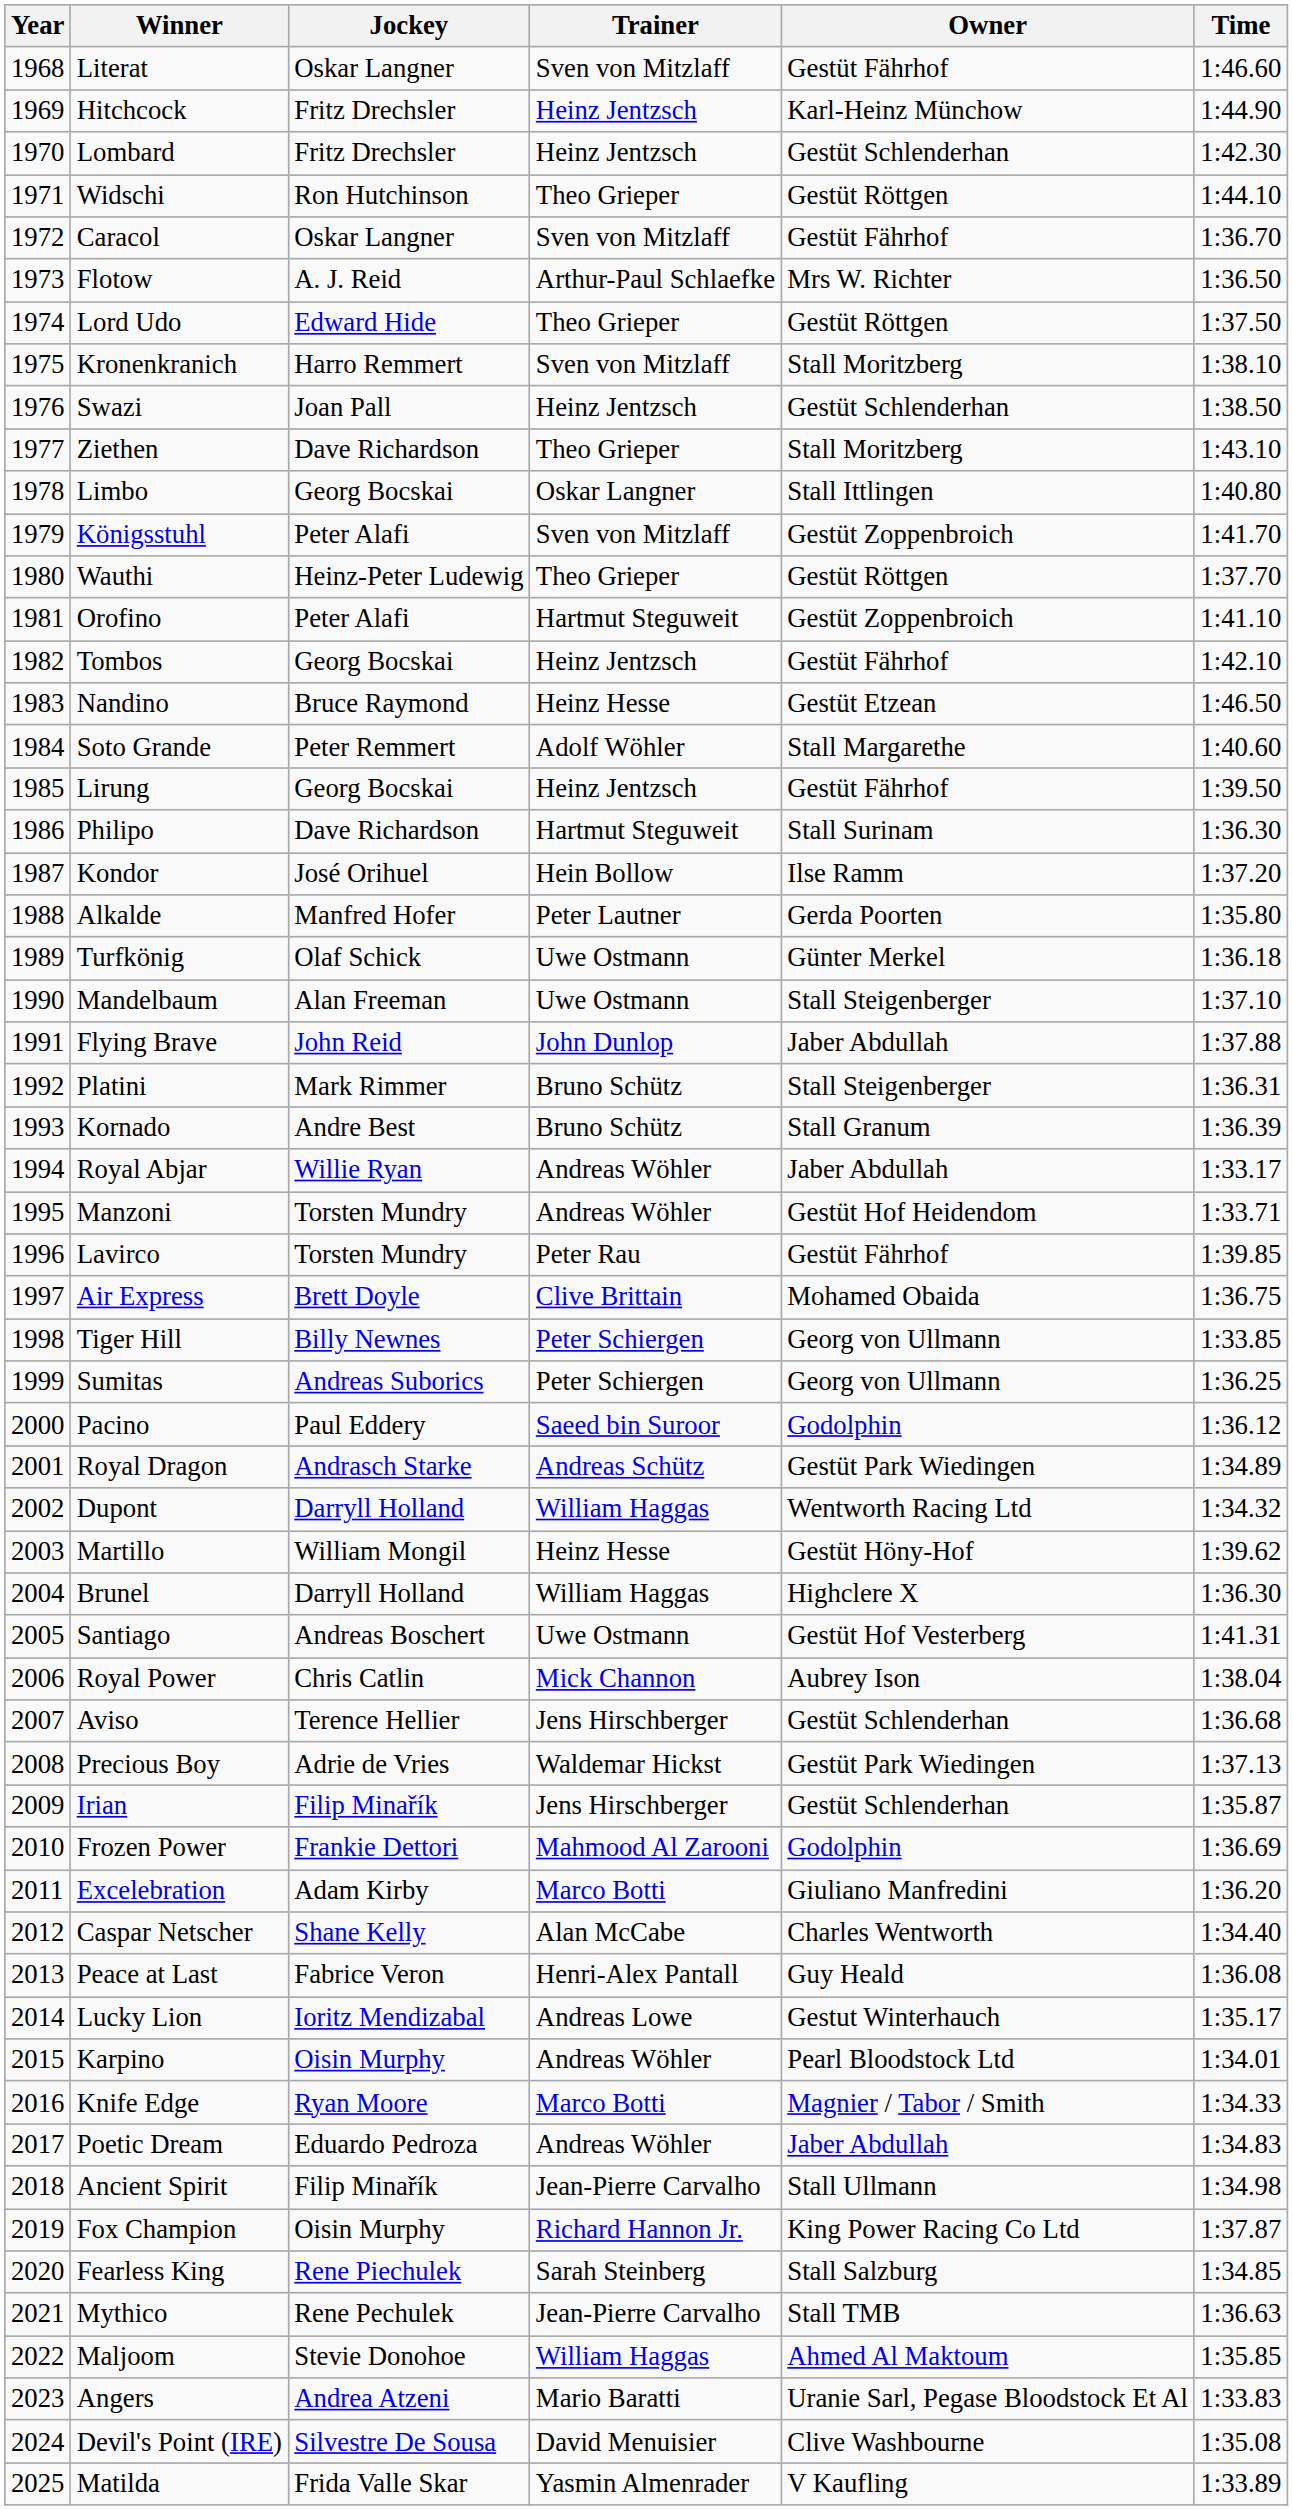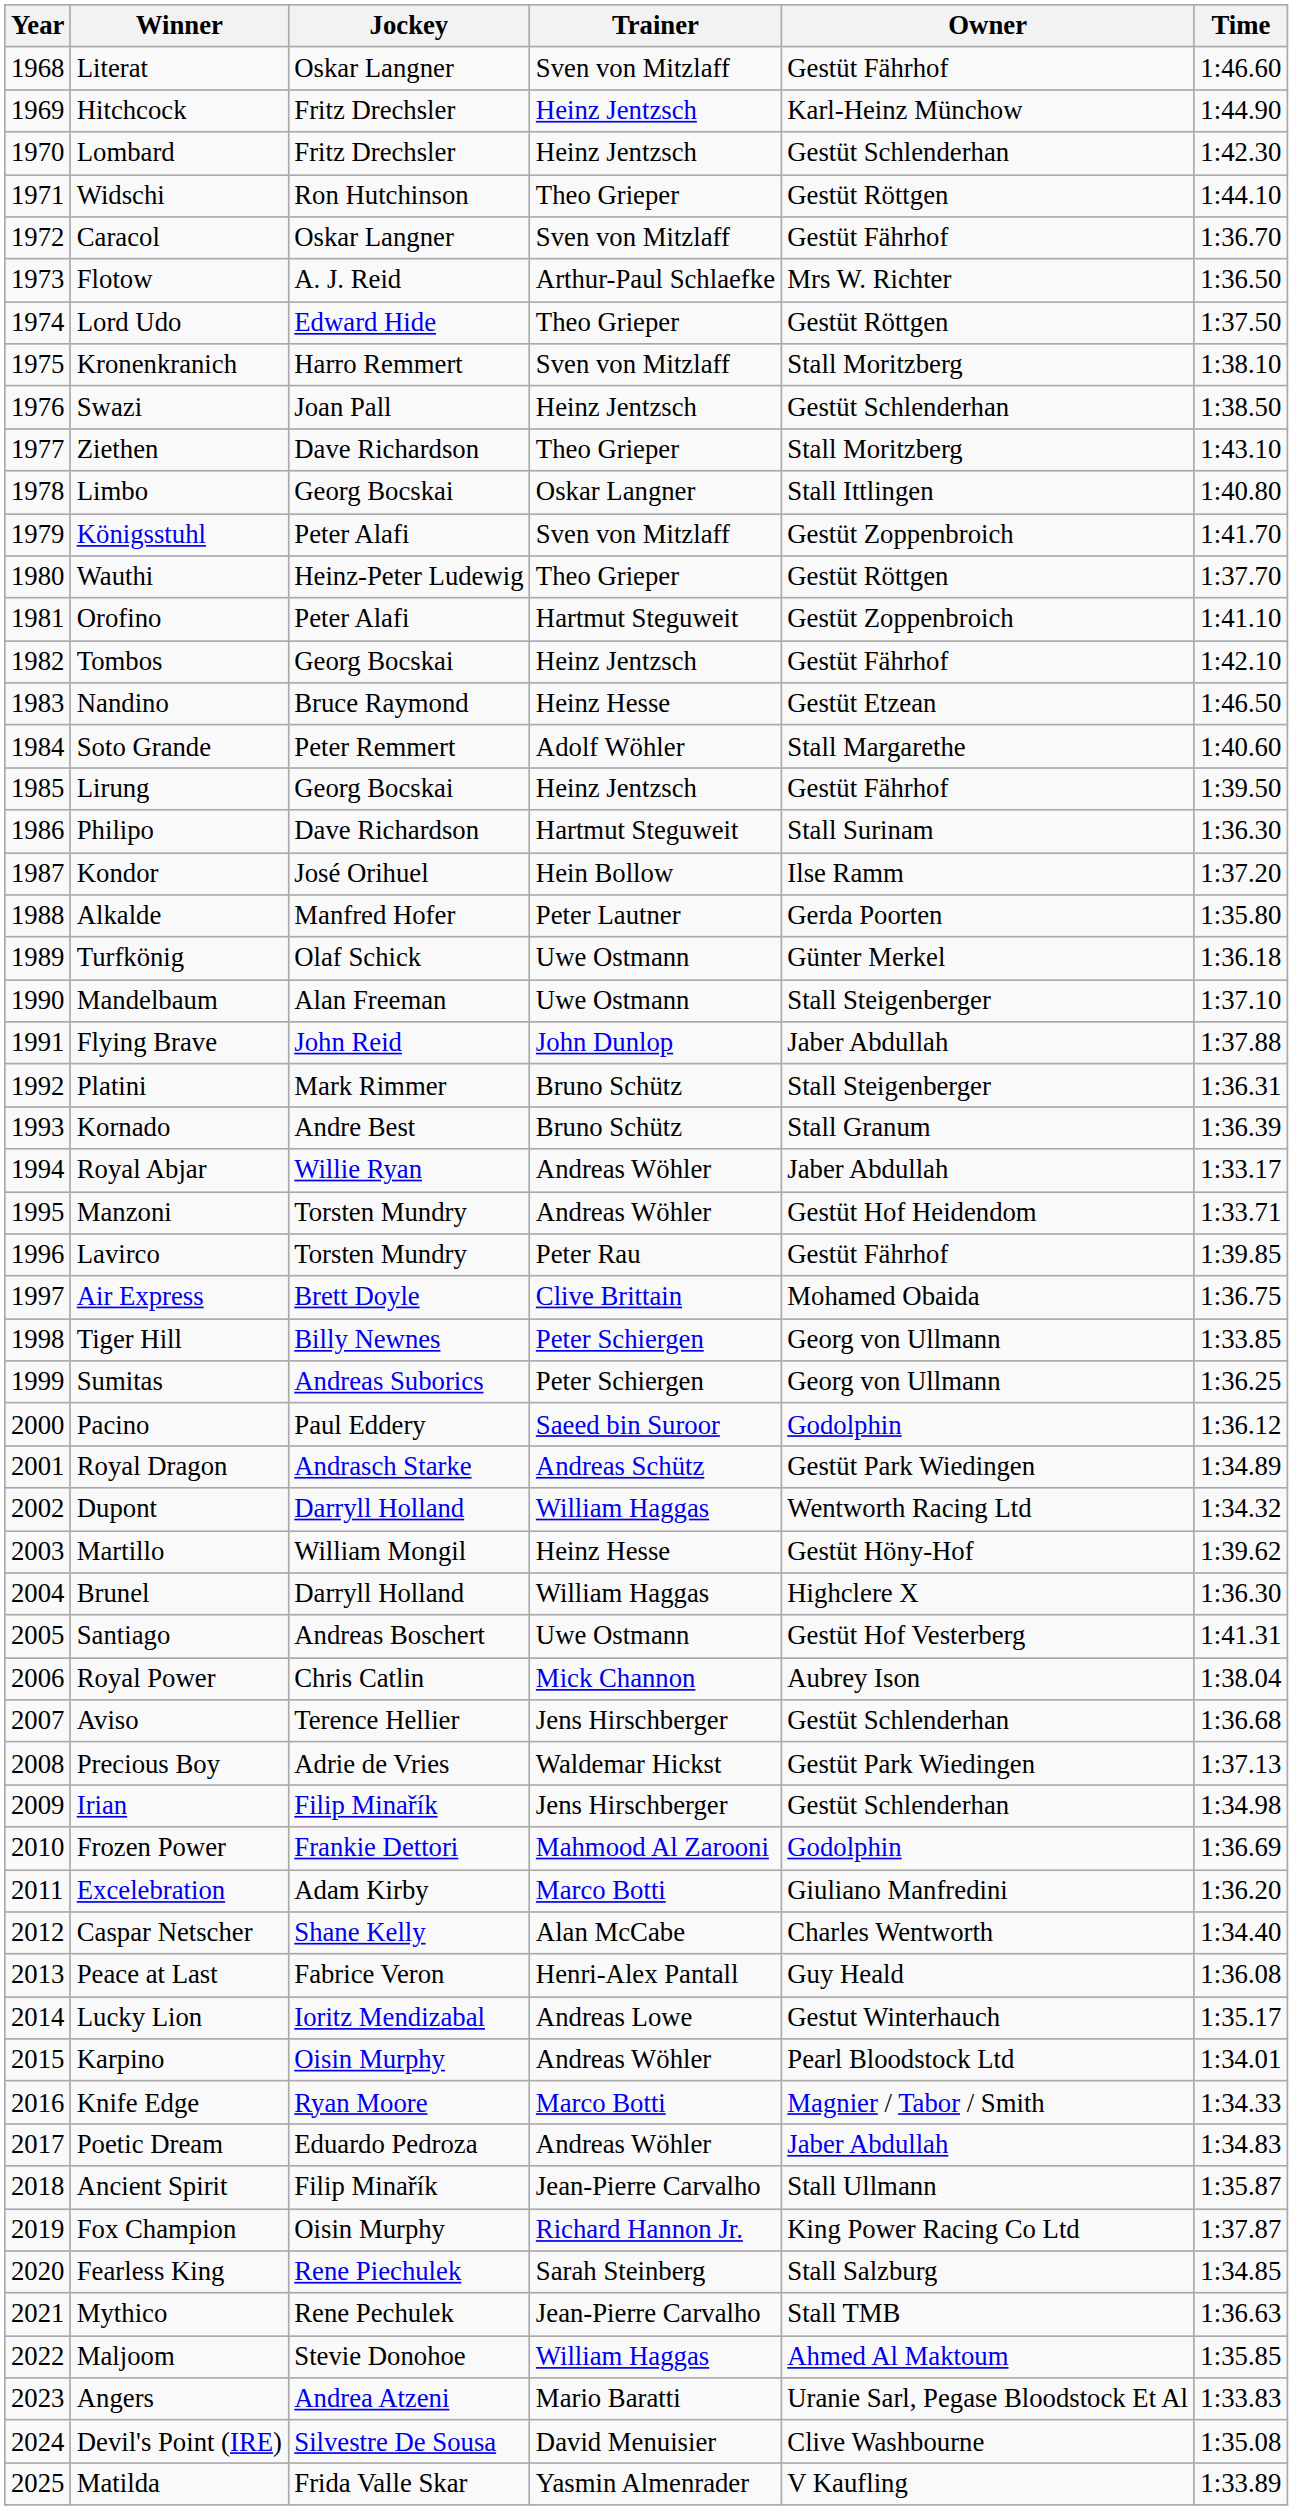(1241, 1805) 1:35.87 -> (1241, 1805) 1:34.98
(1241, 2186) 1:34.98 -> (1241, 2186) 1:35.87
